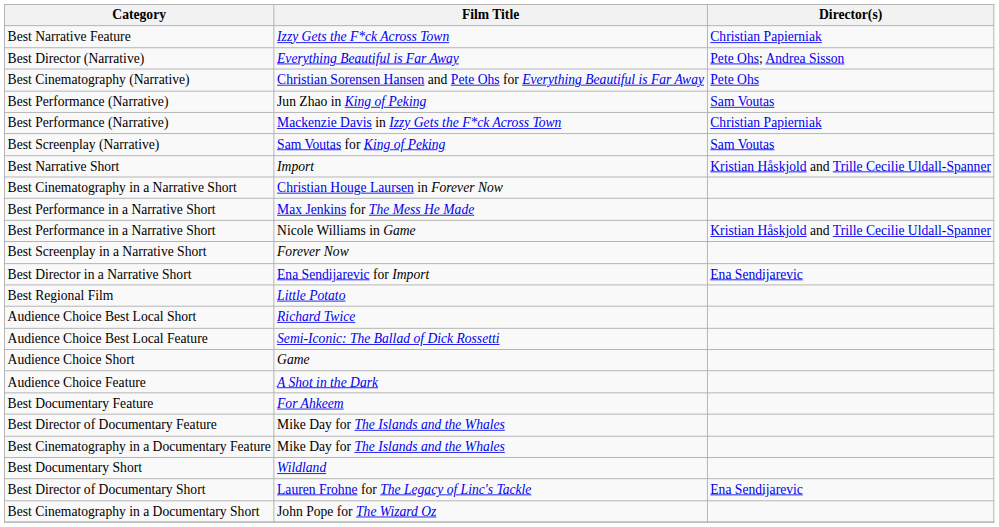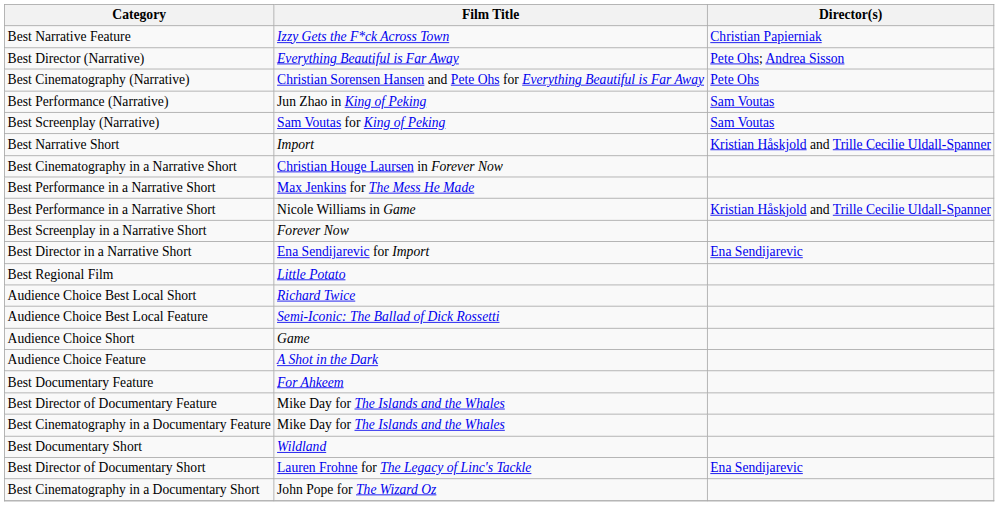- row: (88, 123)
